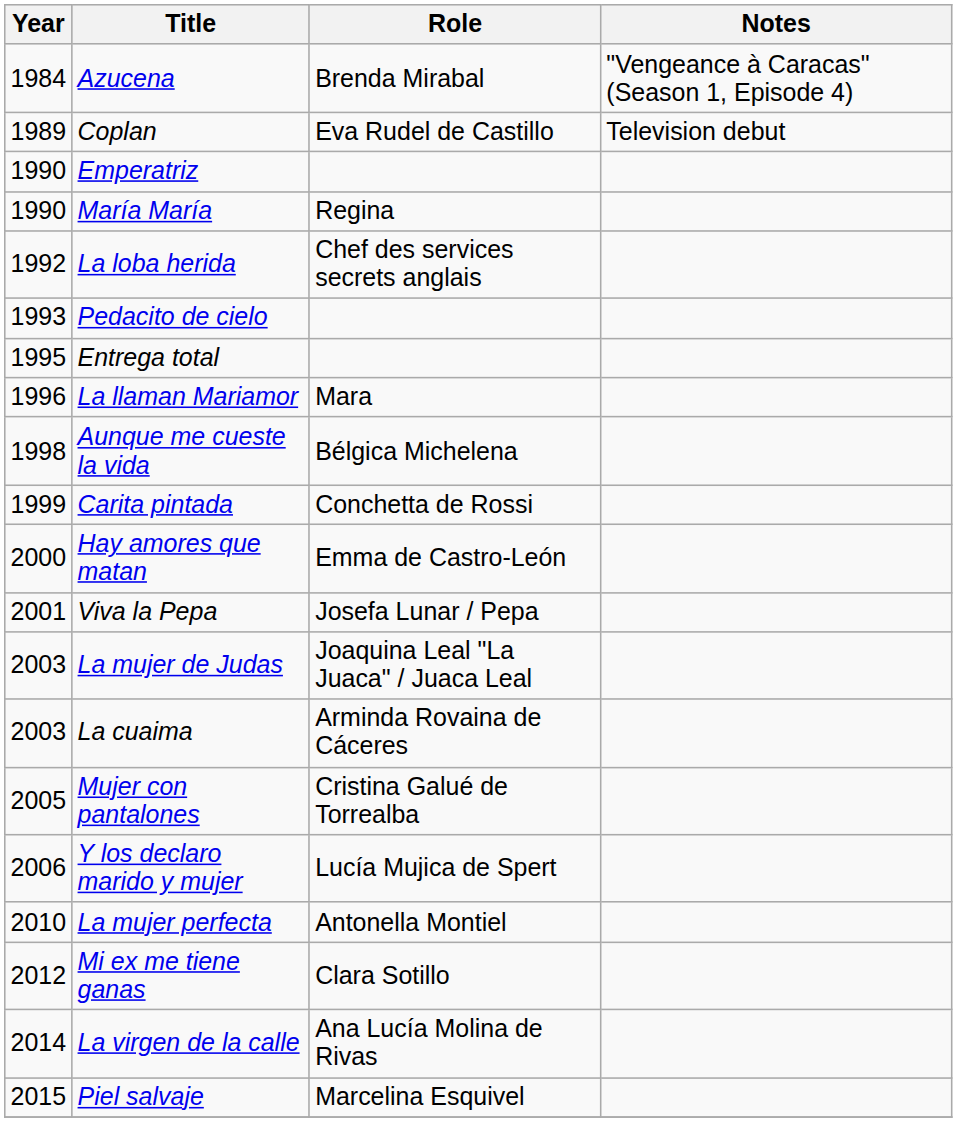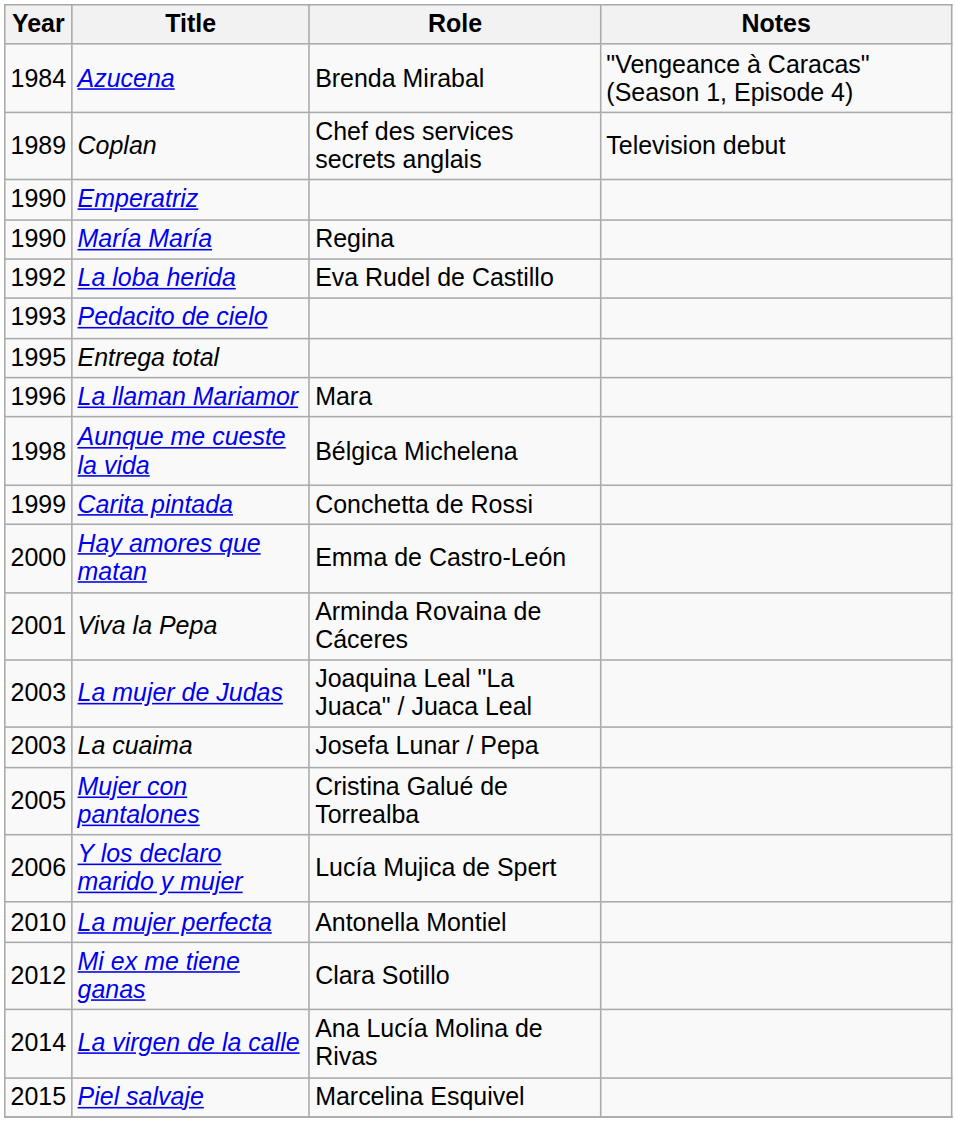(434, 131) Eva Rudel de Castillo -> (414, 145) Chef des services secrets anglais
(414, 264) Chef des services secrets anglais -> (434, 278) Eva Rudel de Castillo
(427, 611) Josefa Lunar / Pepa -> (428, 625) Arminda Rovaina de Cáceres
(428, 732) Arminda Rovaina de Cáceres -> (427, 746) Josefa Lunar / Pepa
